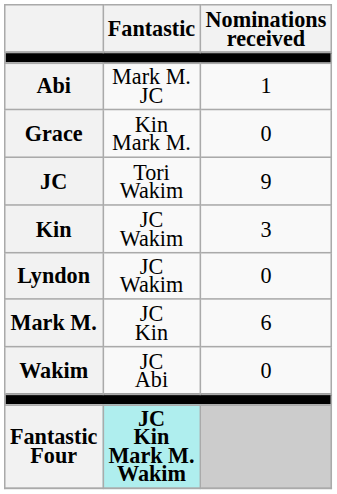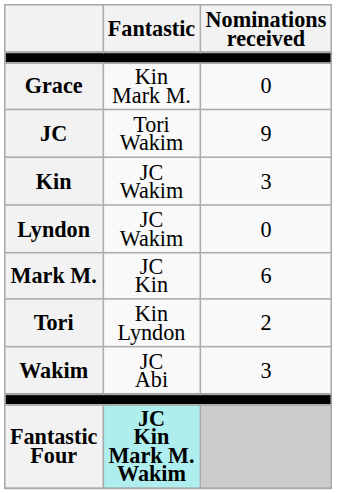- row: (54, 87)
+ row: (54, 323)
(266, 371) 0 -> (266, 371) 3
